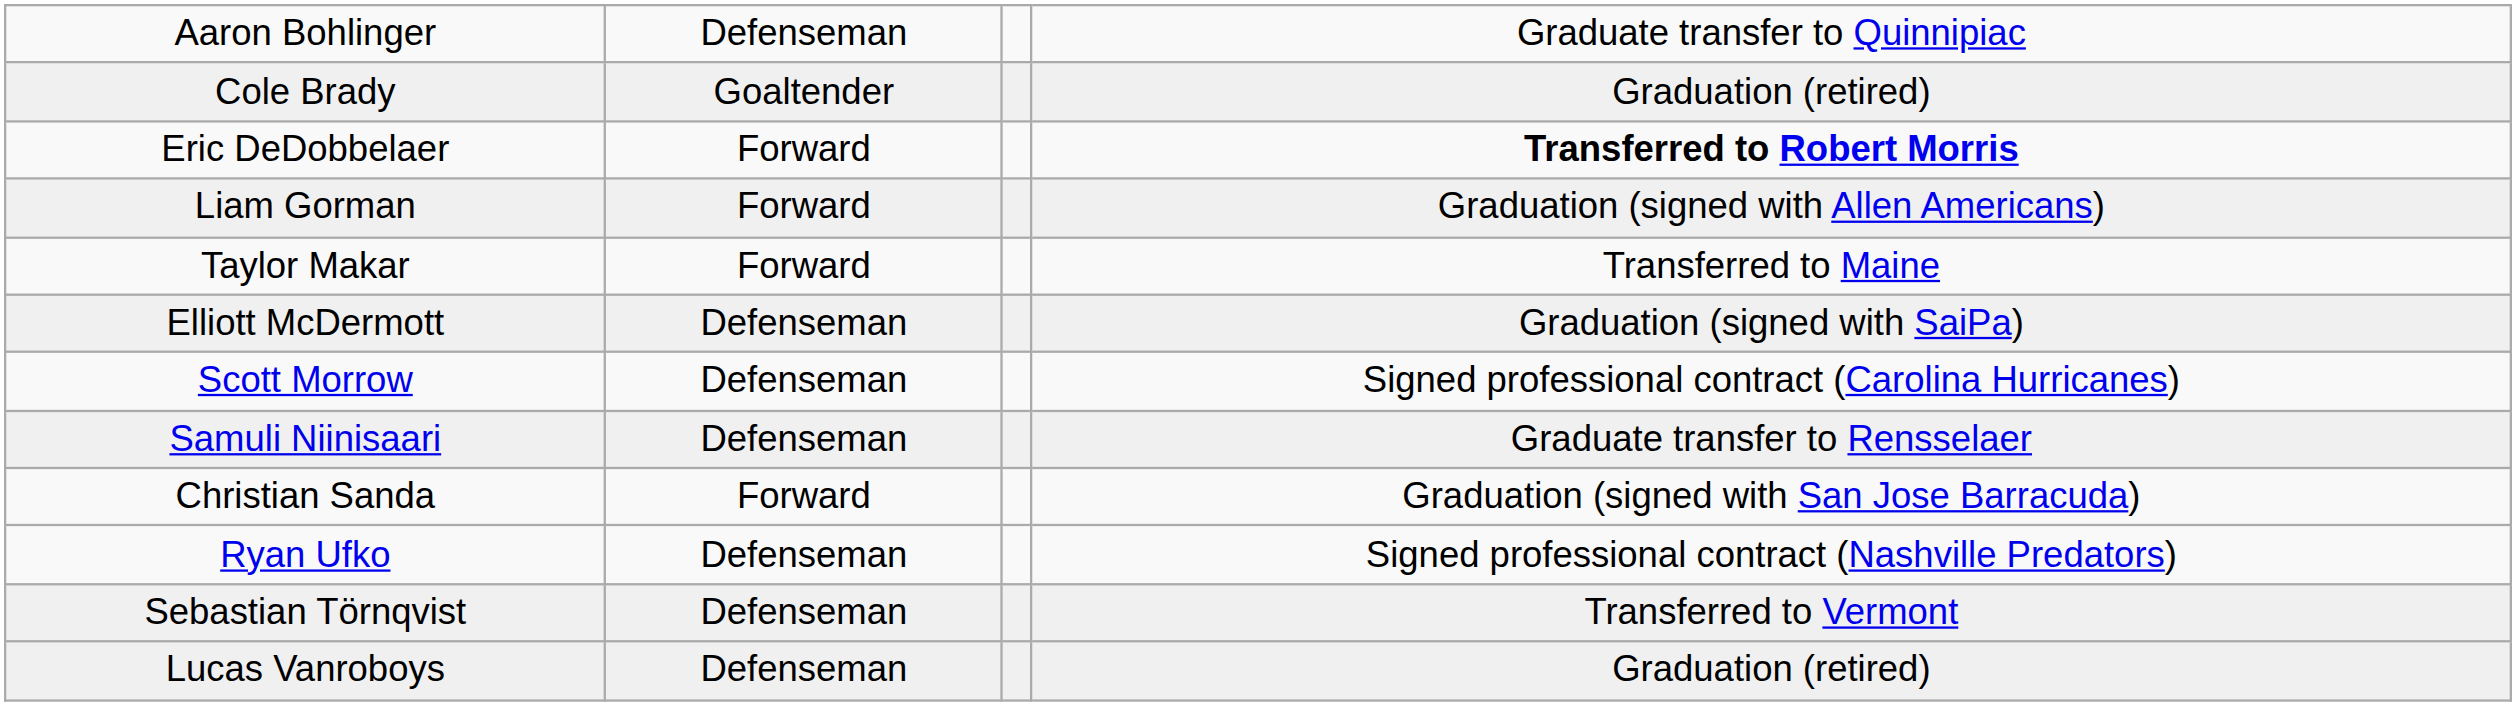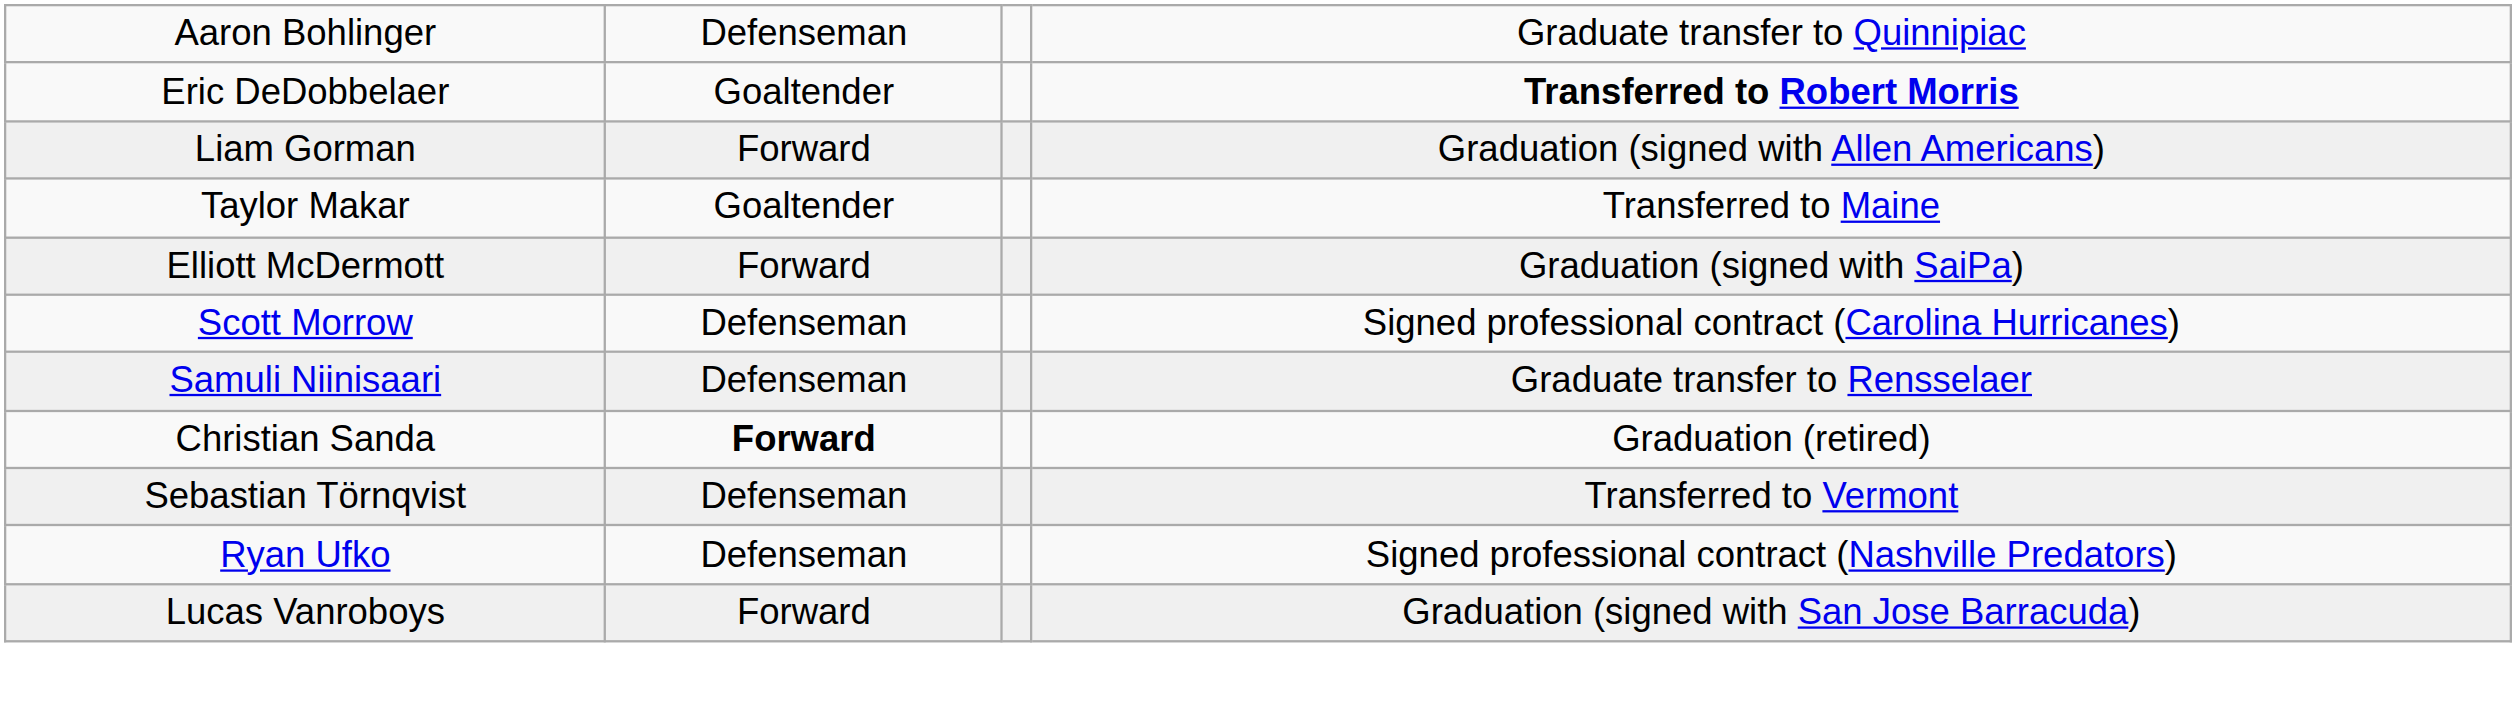- row: (305, 91)
(804, 149) Forward -> (804, 91) Goaltender
(804, 264) Forward -> (804, 206) Goaltender
(804, 322) Defenseman -> (804, 264) Forward
(804, 496) normal -> (804, 438) bold
(1771, 496) Graduation (signed with San Jose Barracuda) -> (1771, 438) Graduation (retired)
rows swapped: (305, 611) <-> (305, 554)
(804, 669) Defenseman -> (804, 611) Forward
(1771, 669) Graduation (retired) -> (1771, 611) Graduation (signed with San Jose Barracuda)
